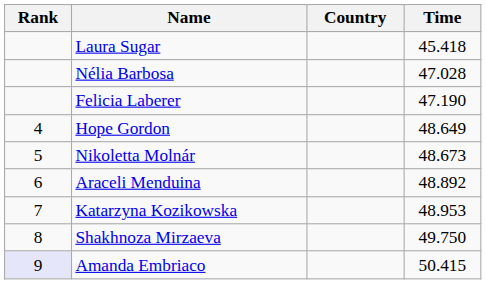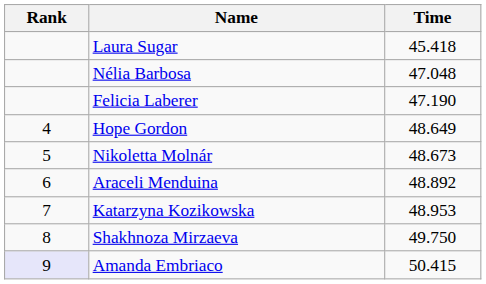- column: (355, 18)
(442, 73) 47.028 -> (432, 73) 47.048
